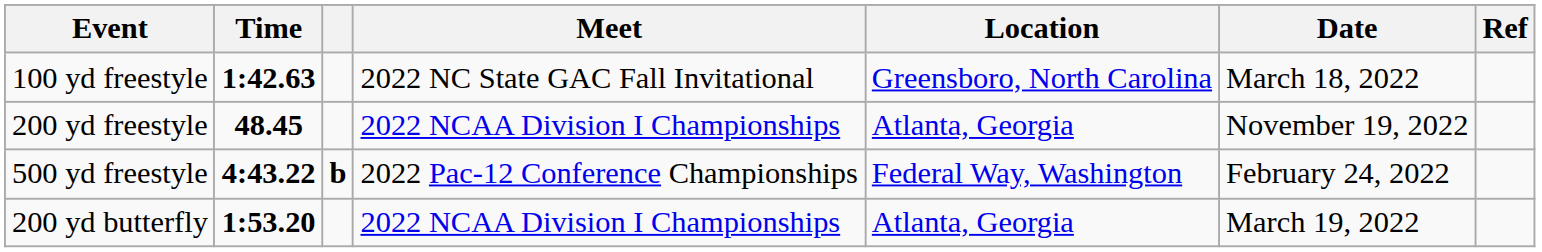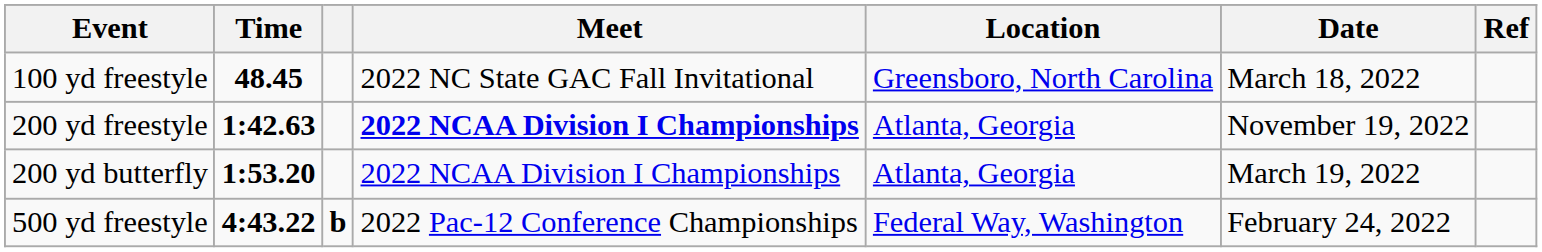(269, 76) 1:42.63 -> (269, 76) 48.45
(269, 125) 48.45 -> (269, 125) 1:42.63
(600, 125) normal -> (610, 125) bold
rows swapped: (110, 173) <-> (110, 221)
